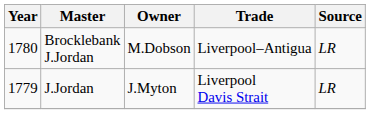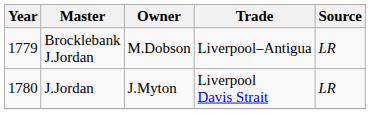(23, 48) 1780 -> (23, 48) 1779
(23, 88) 1779 -> (23, 88) 1780
